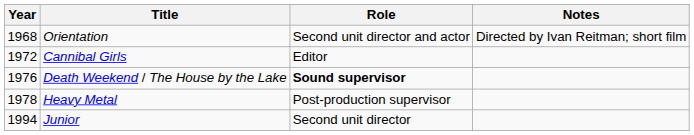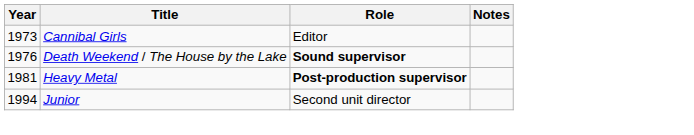- row: (76, 36)
(22, 57) 1972 -> (22, 36) 1973
(22, 99) 1978 -> (22, 78) 1981
(372, 99) normal -> (380, 78) bold
